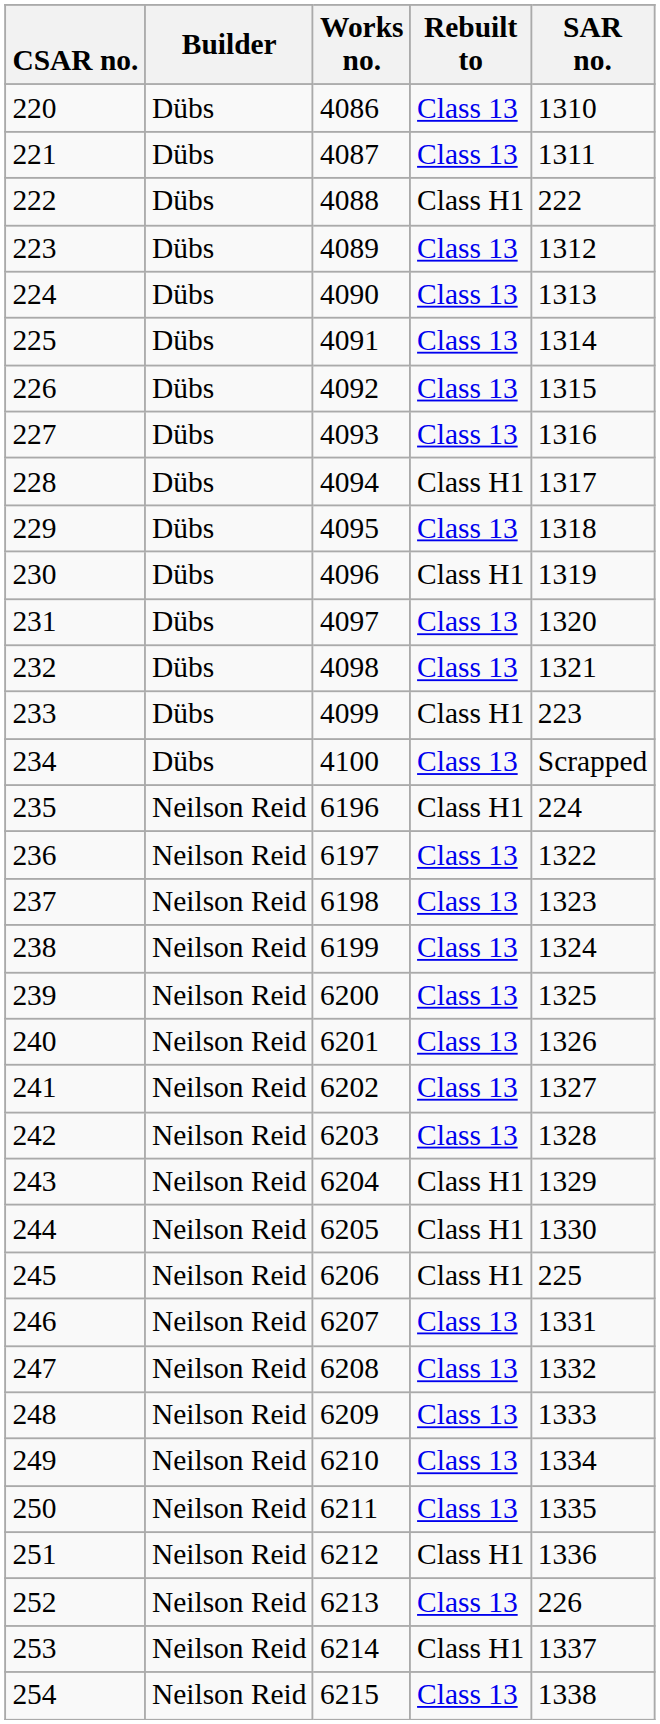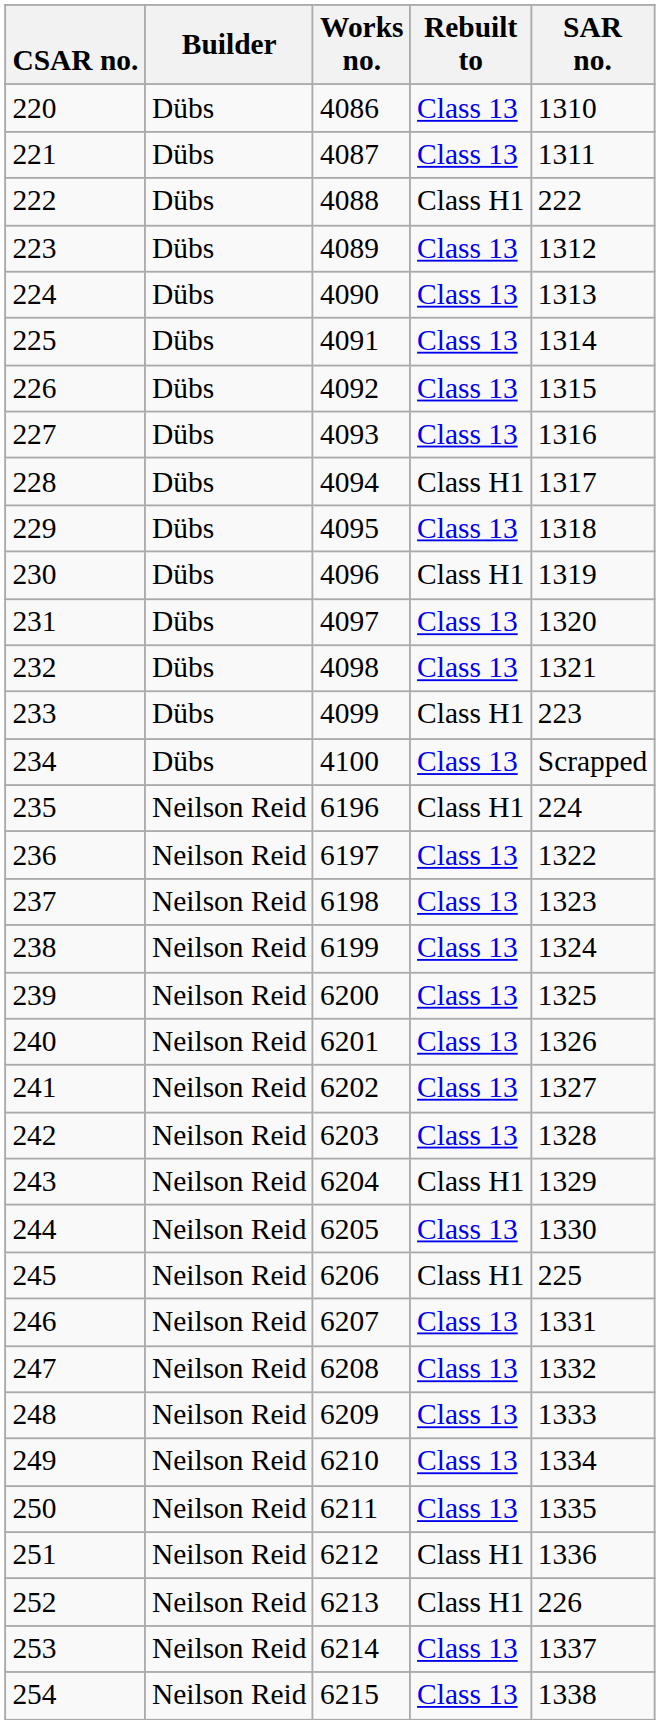(471, 1228) Class H1 -> (467, 1228) Class 13
(467, 1601) Class 13 -> (471, 1601) Class H1
(471, 1648) Class H1 -> (467, 1648) Class 13
